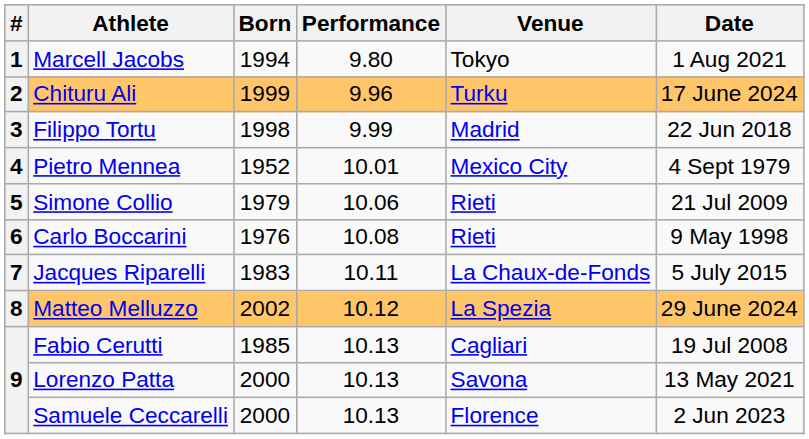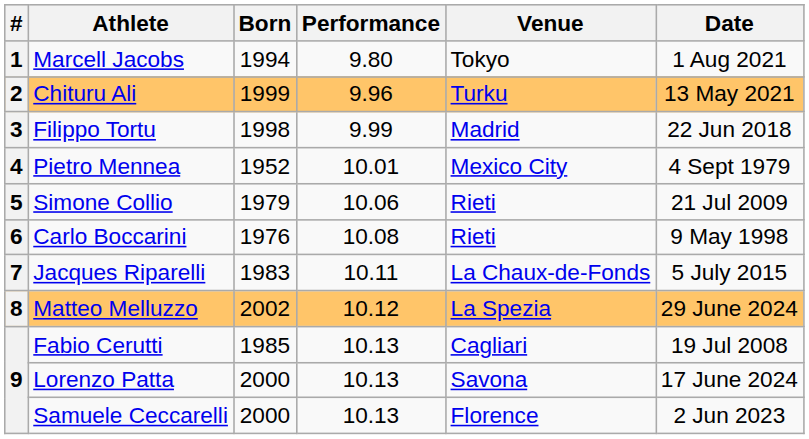(729, 94) 17 June 2024 -> (729, 94) 13 May 2021
(729, 380) 13 May 2021 -> (729, 380) 17 June 2024
